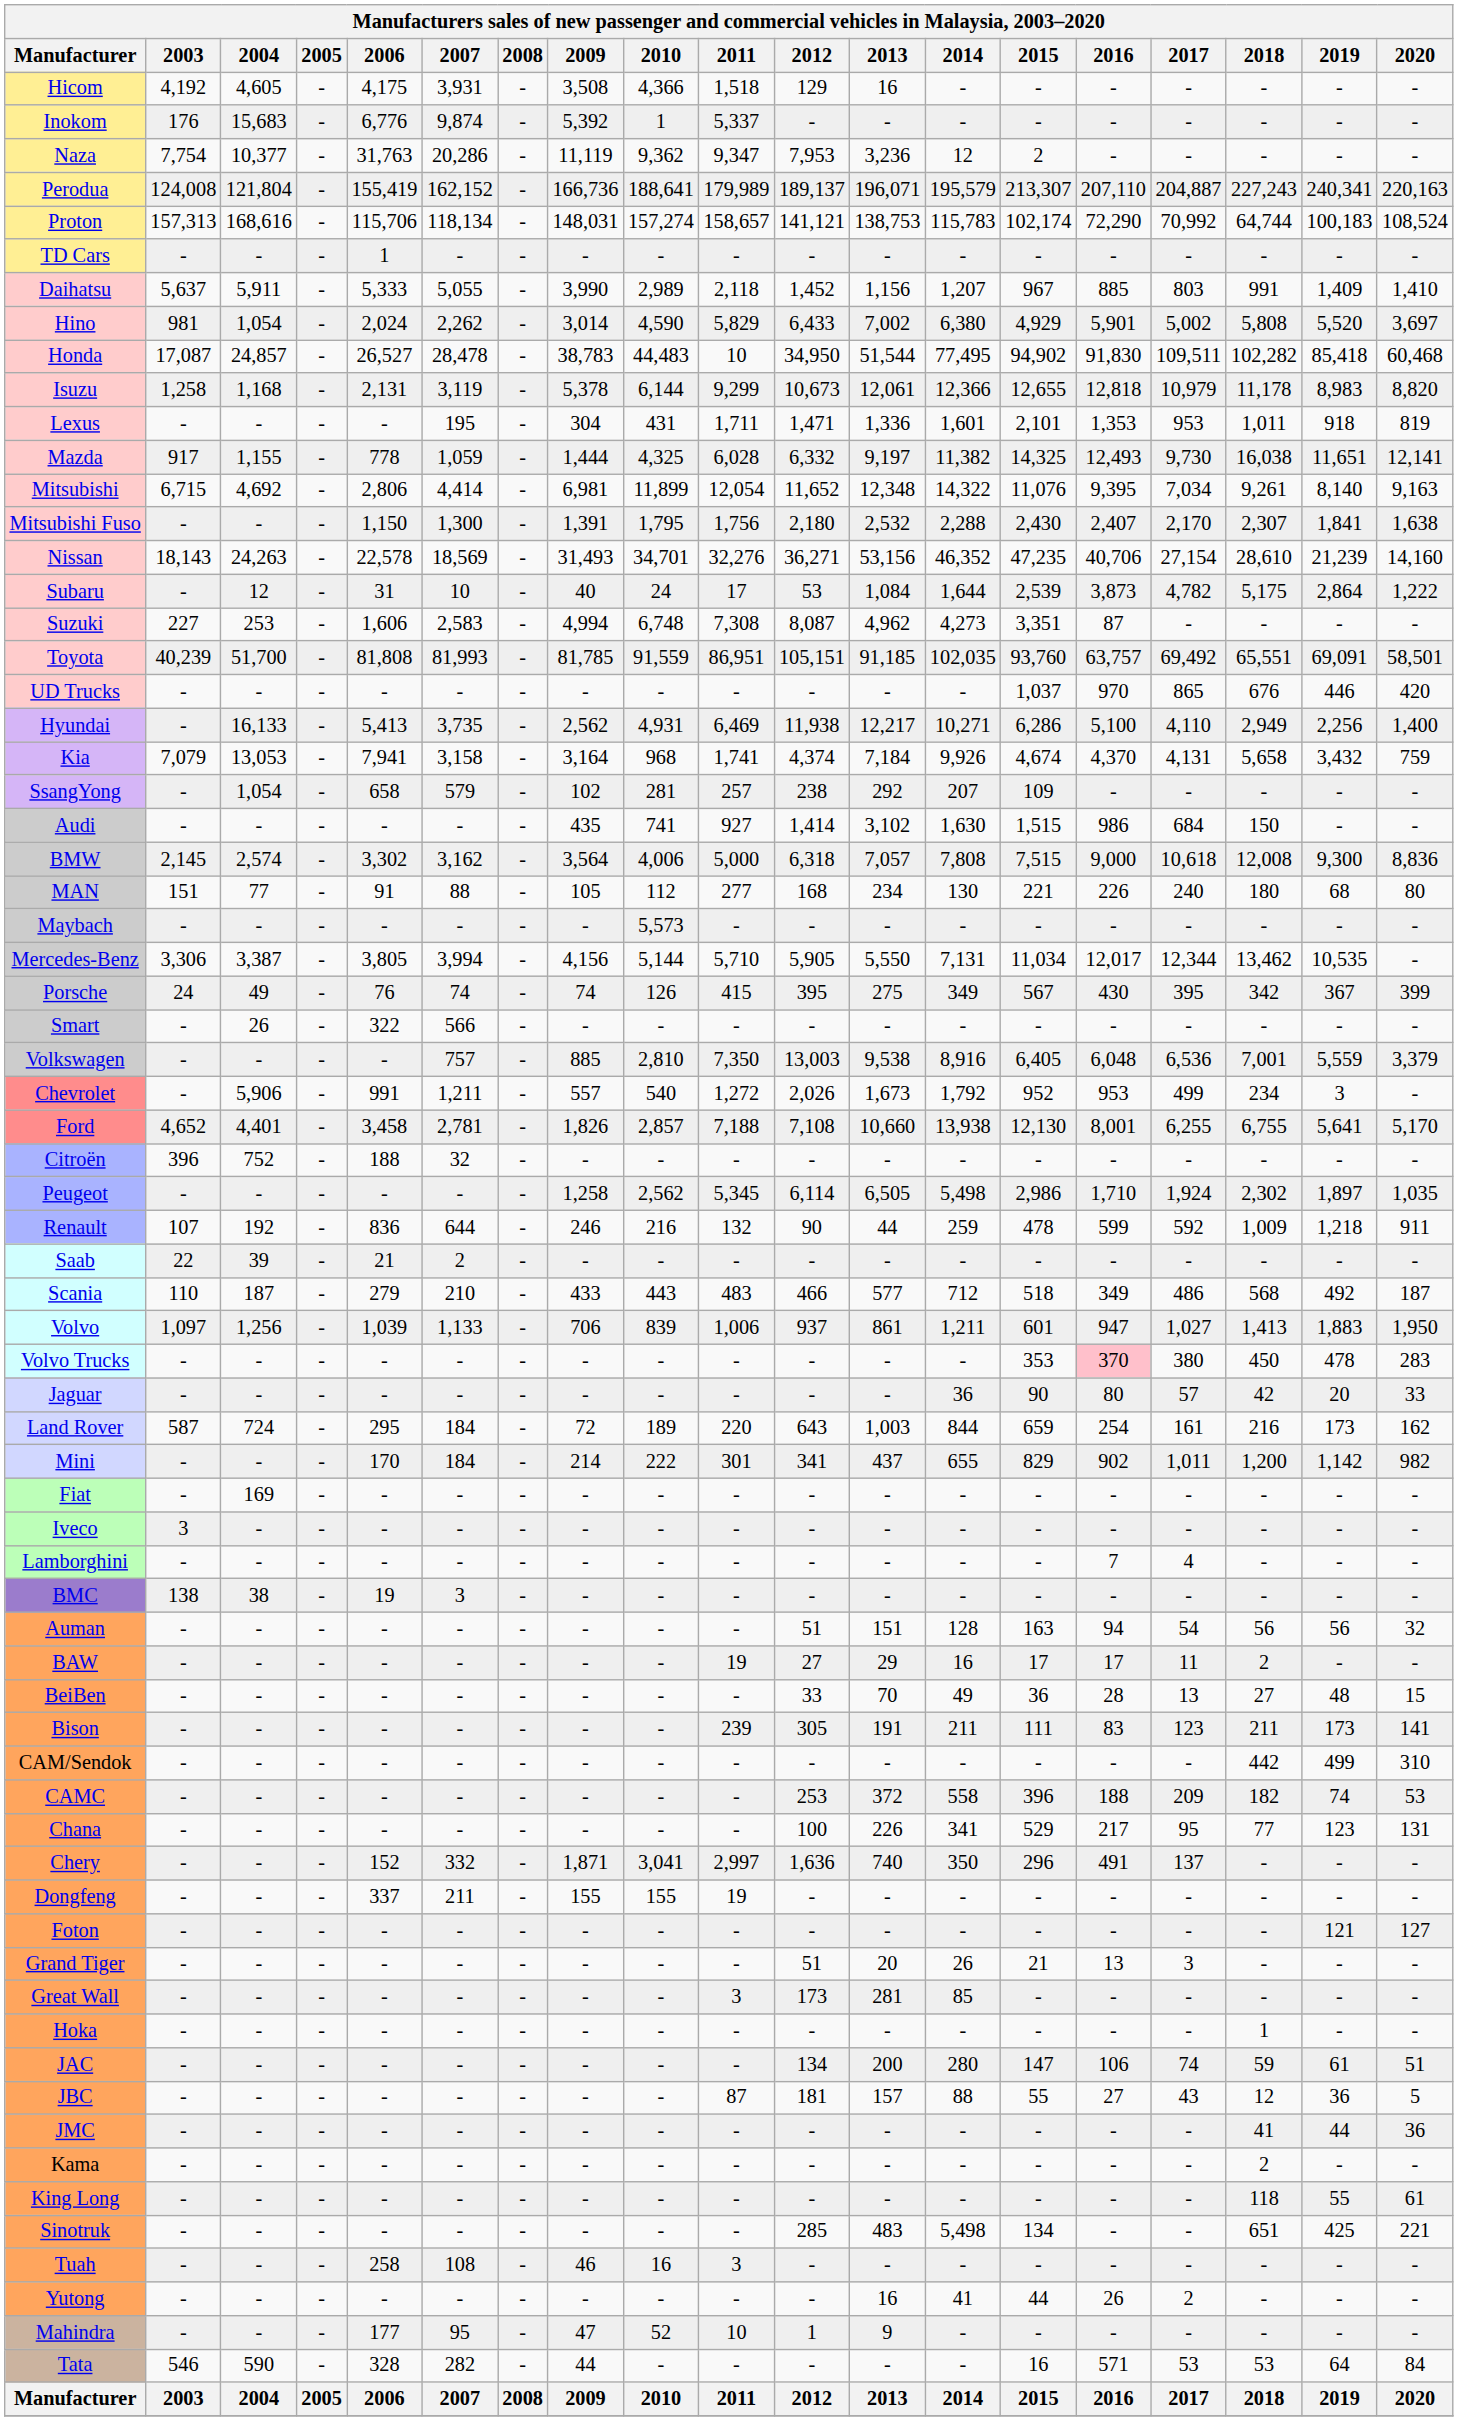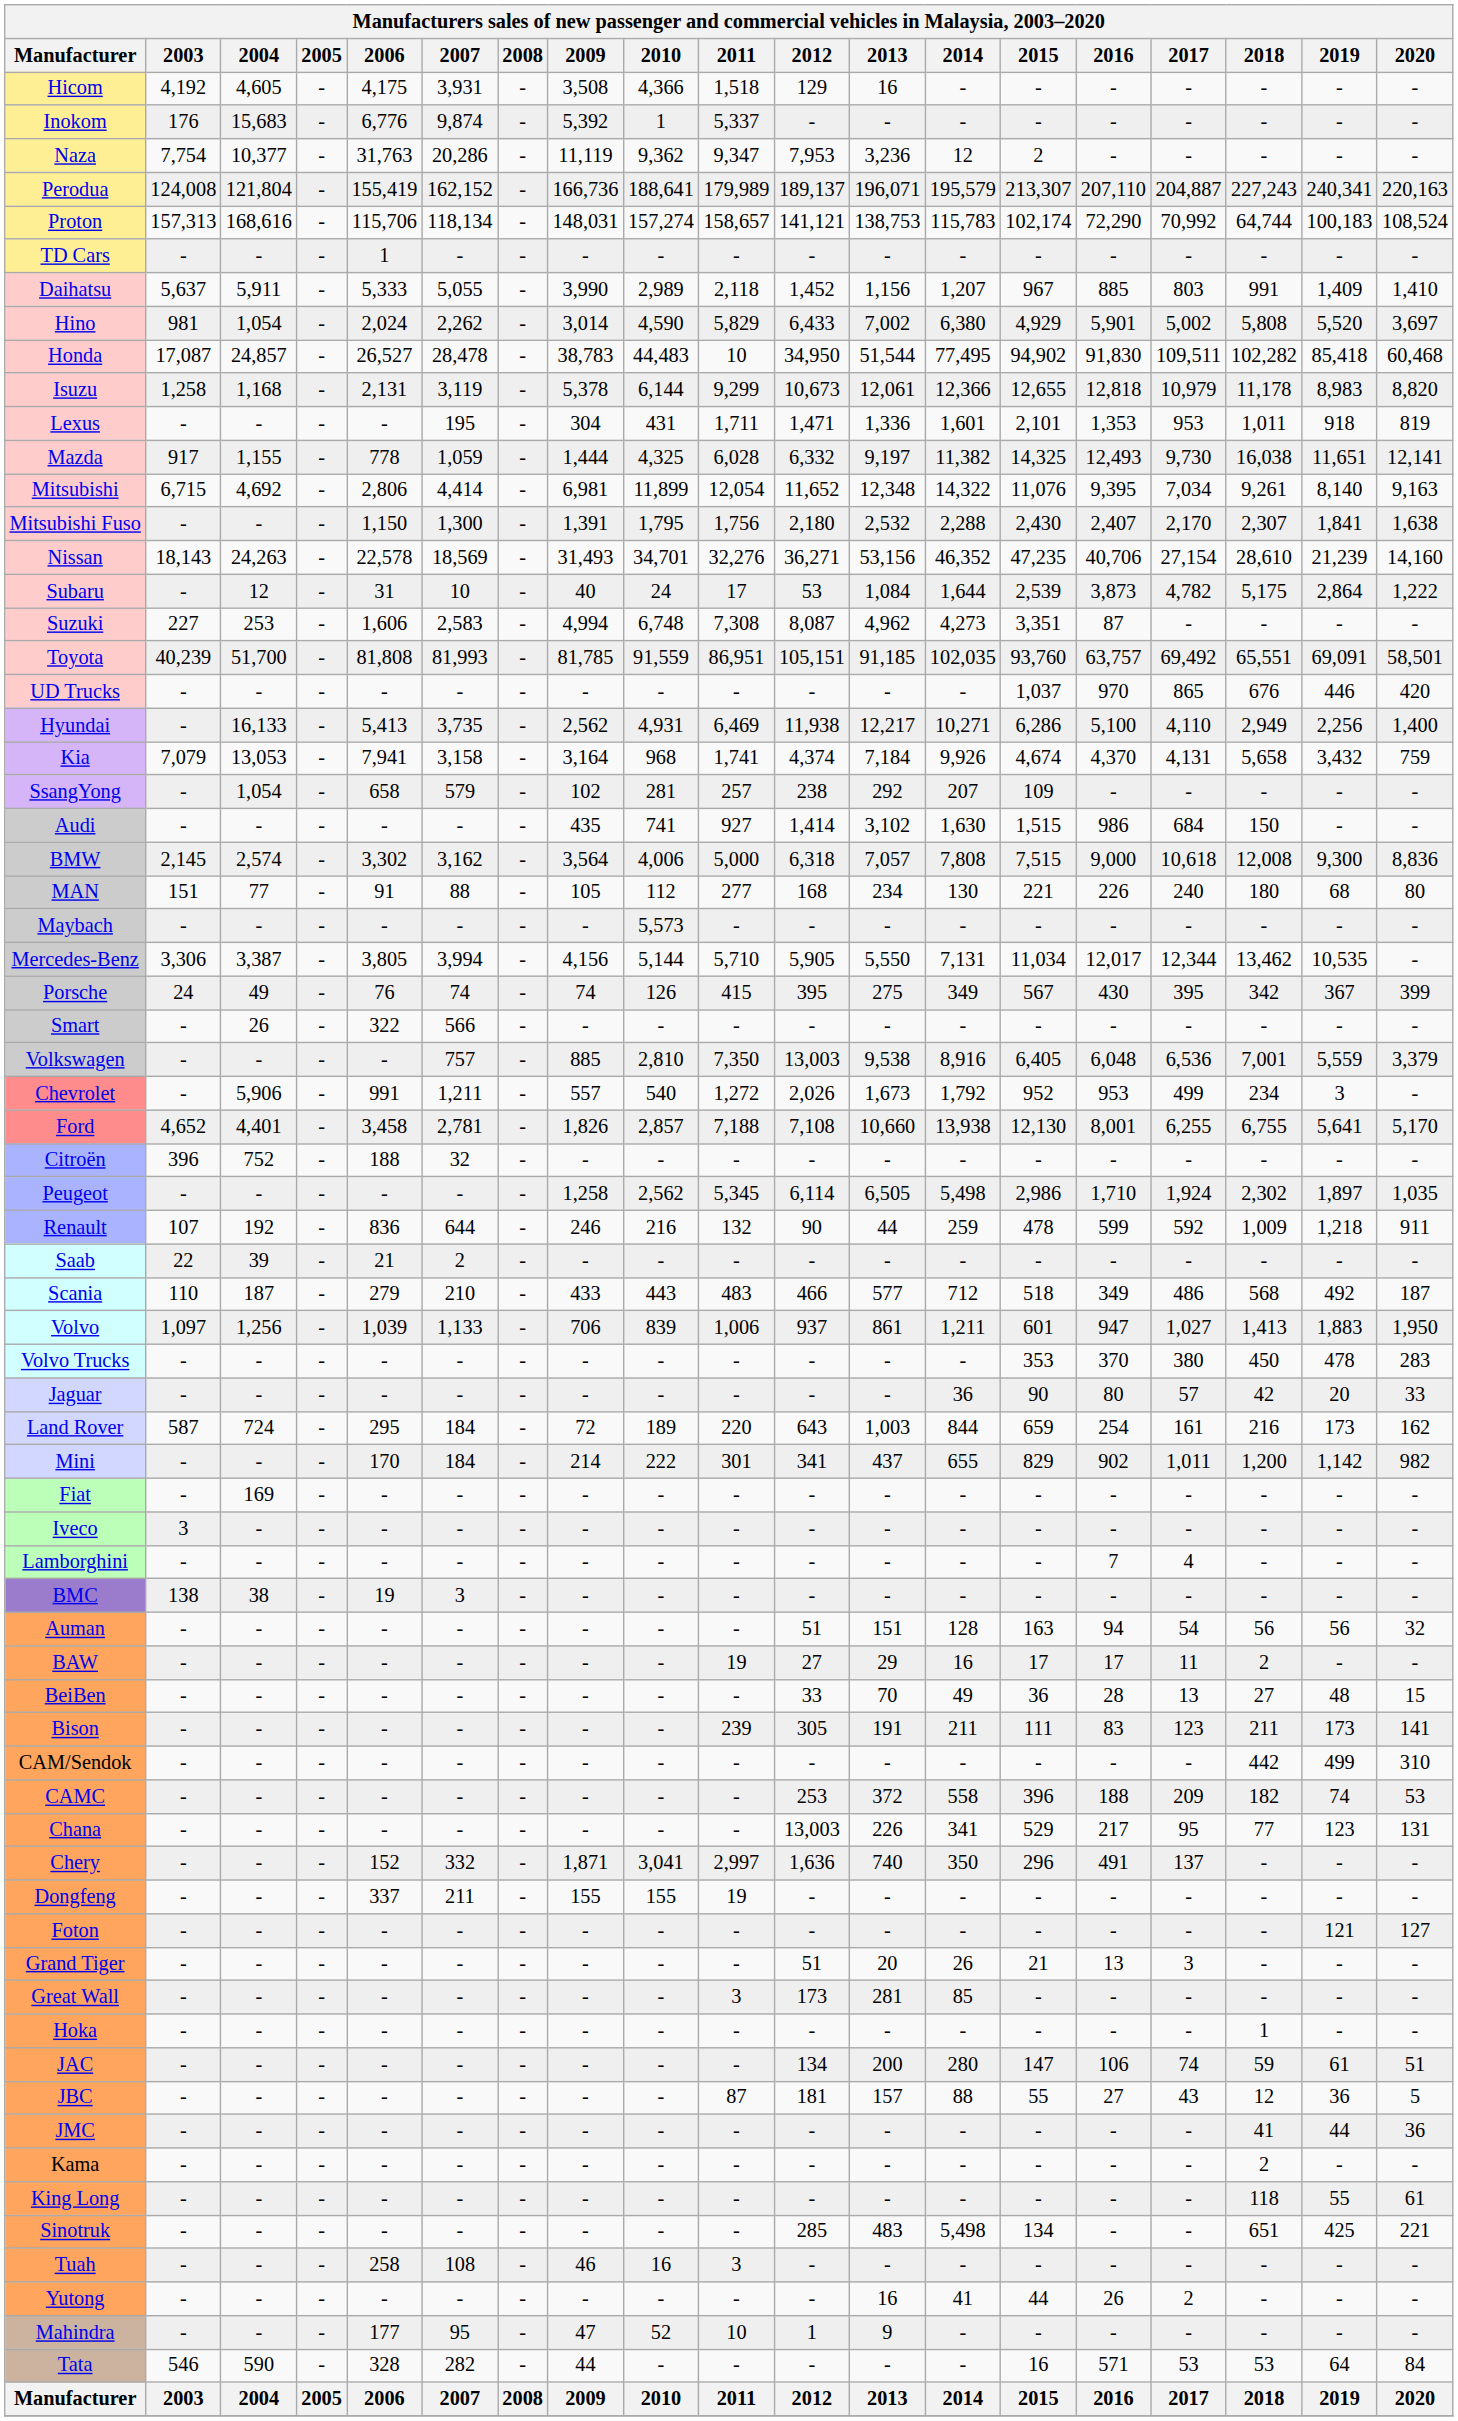(1113, 1361) pink background -> (1113, 1361) no background
(812, 1829) 100 -> (812, 1829) 13,003
